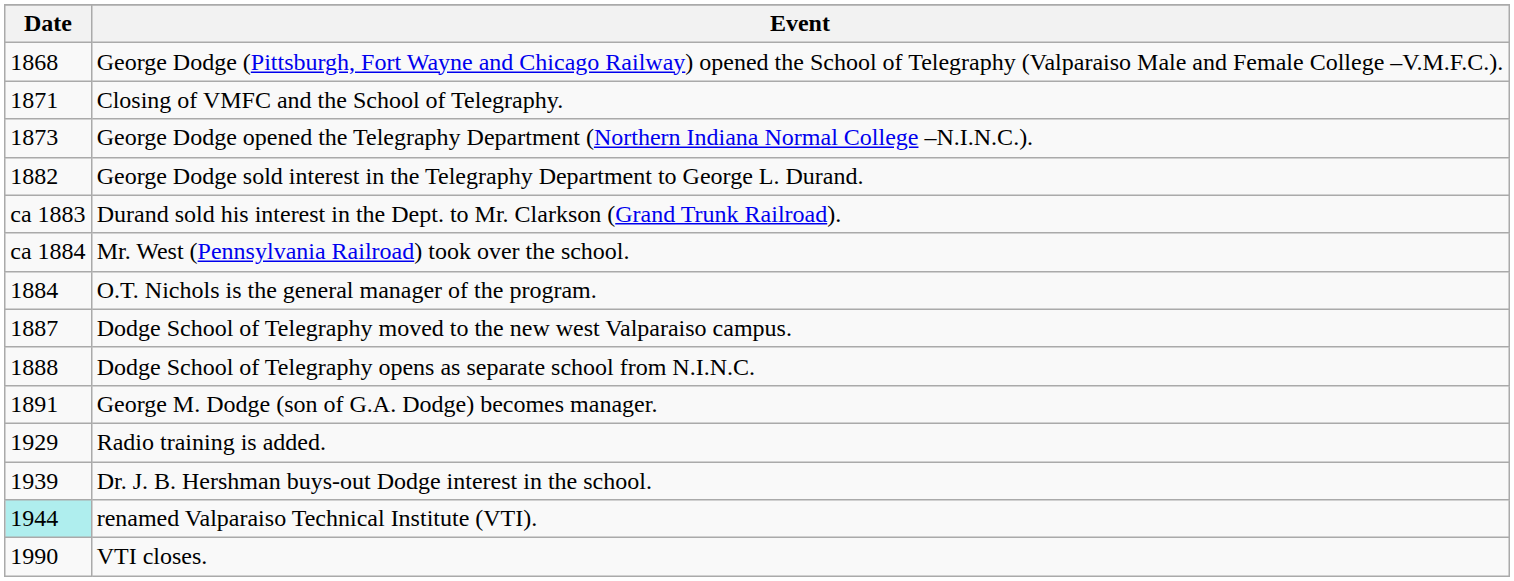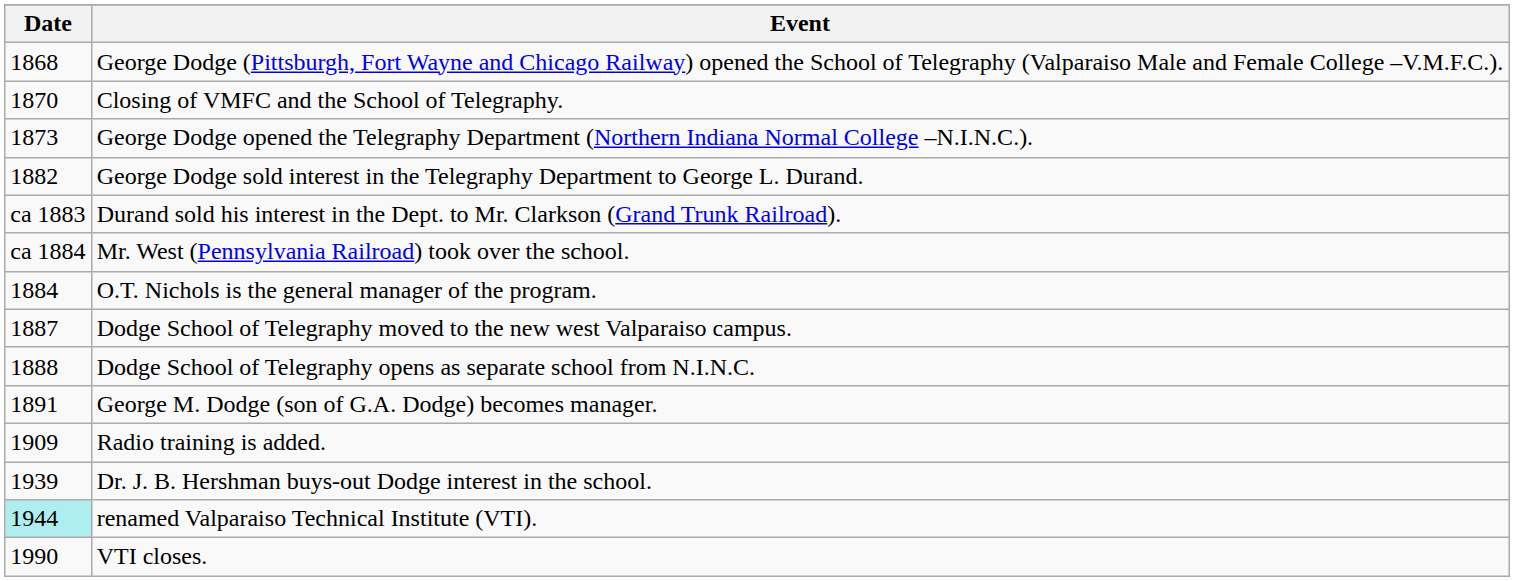(34, 99) 1871 -> (34, 99) 1870
(34, 442) 1929 -> (34, 442) 1909
